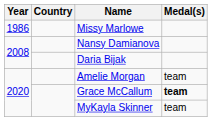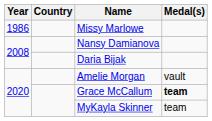(175, 76) team -> (175, 76) vault
